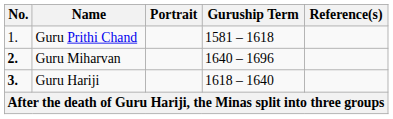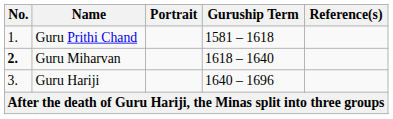(239, 59) 1640 – 1696 -> (239, 59) 1618 – 1640
(13, 80) bold -> (13, 80) normal
(239, 80) 1618 – 1640 -> (239, 80) 1640 – 1696
